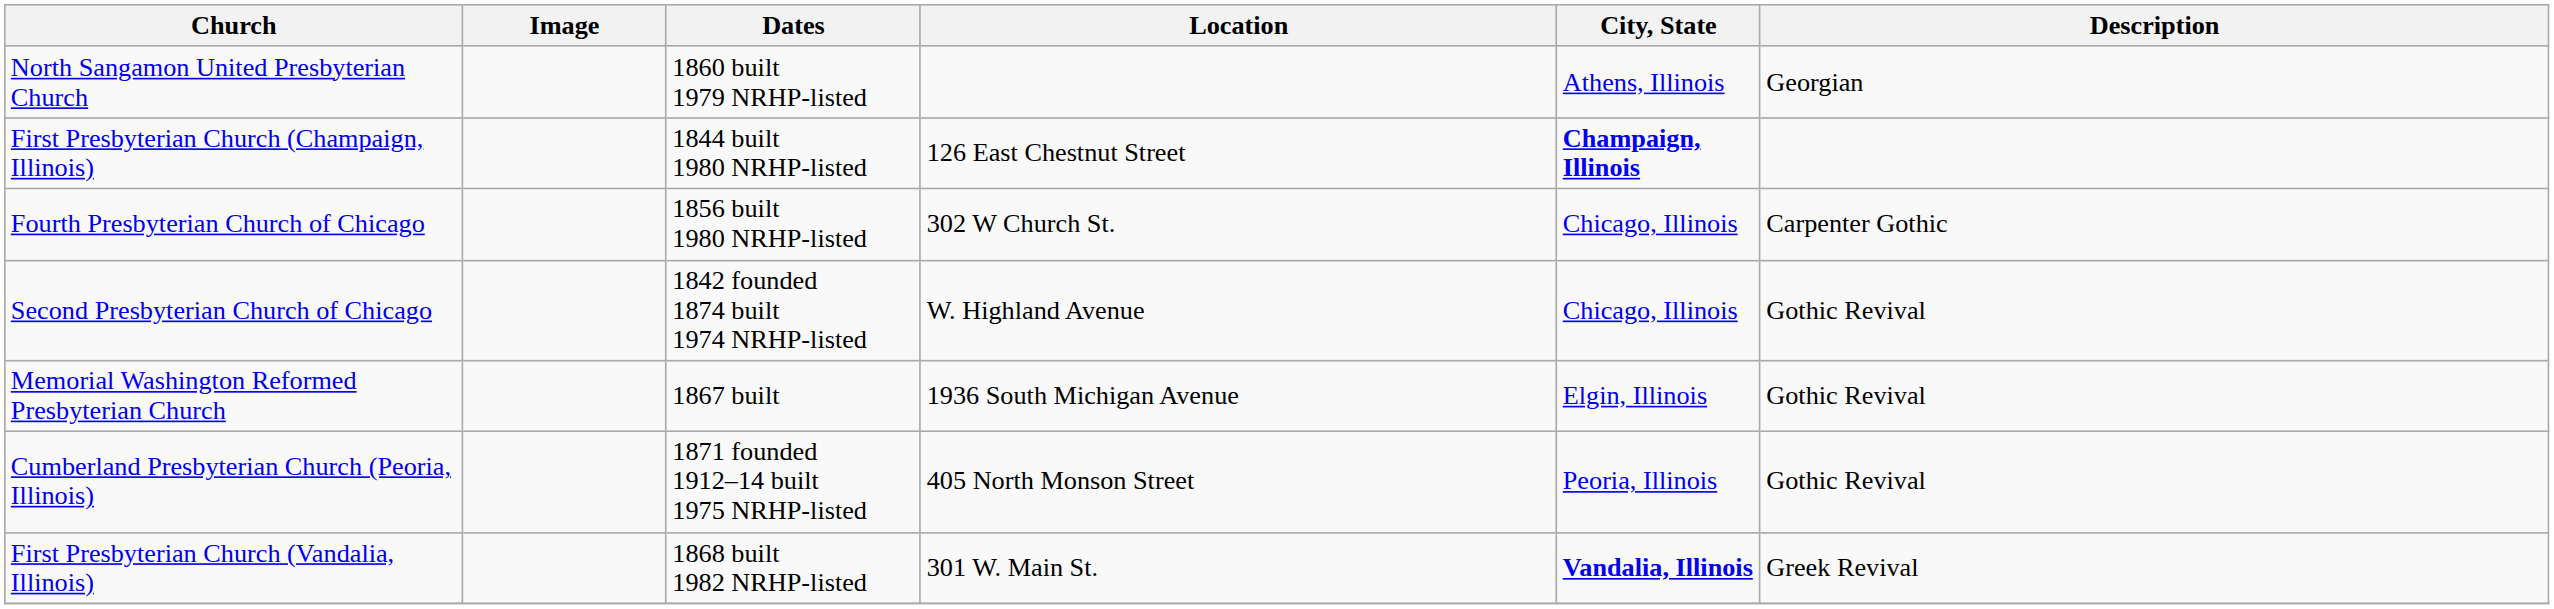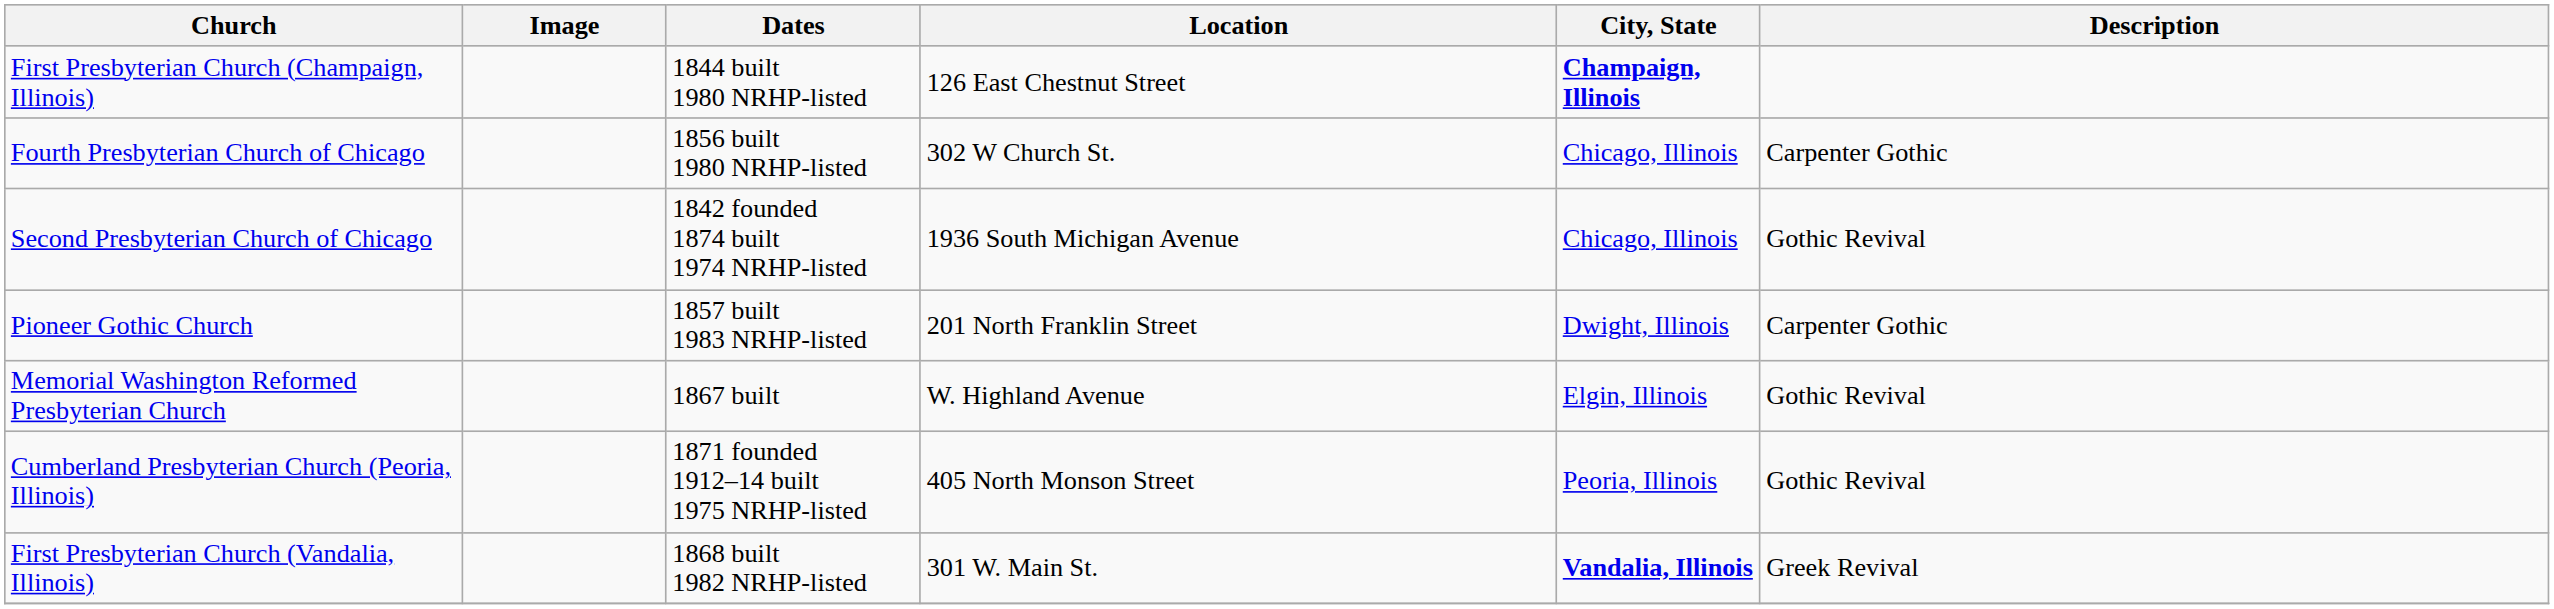- row: (208, 81)
(1036, 309) W. Highland Avenue -> (1083, 238) 1936 South Michigan Avenue
+ row: (132, 324)
(1083, 395) 1936 South Michigan Avenue -> (1036, 395) W. Highland Avenue
